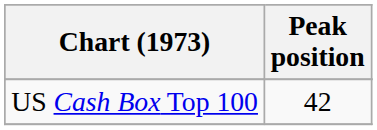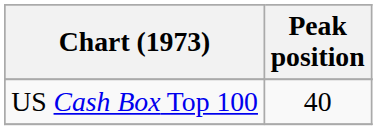(318, 101) 42 -> (318, 101) 40
